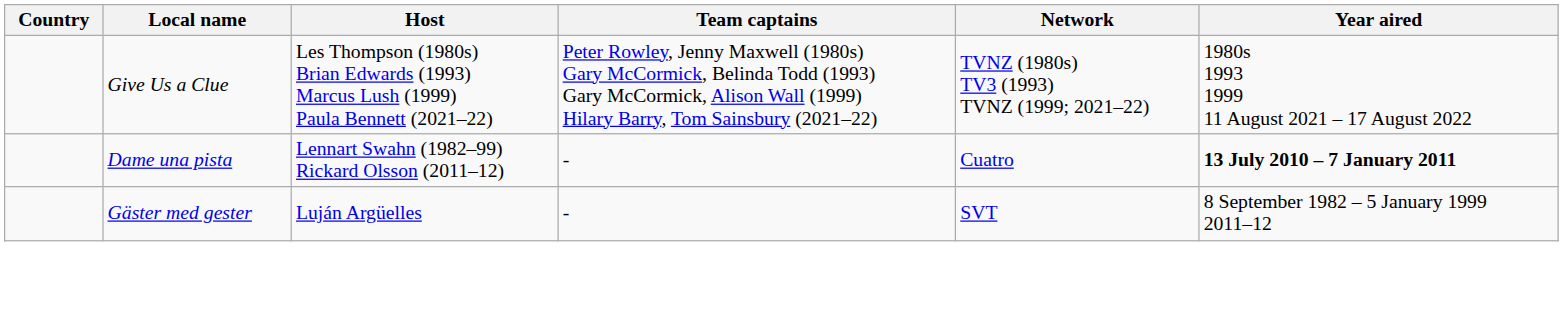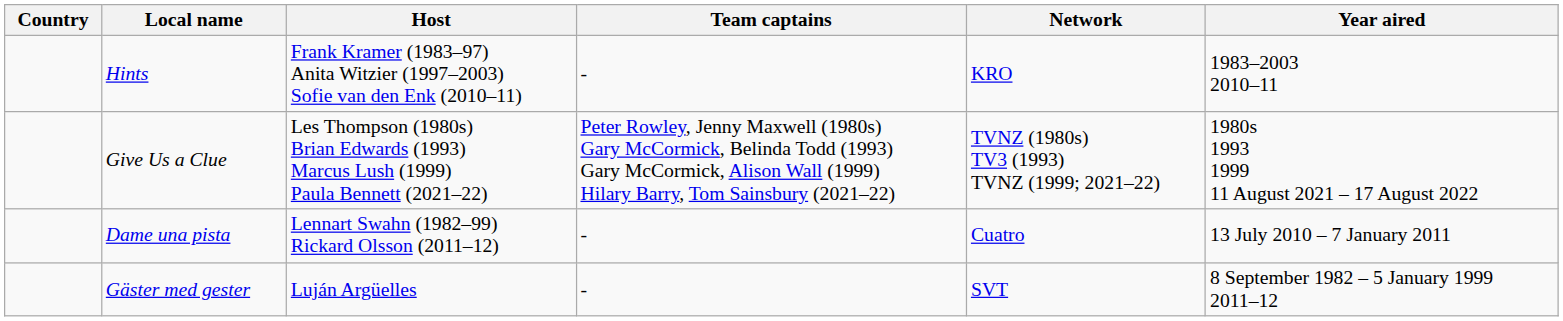+ row: (127, 73)
(1330, 160) bold -> (1330, 235) normal
